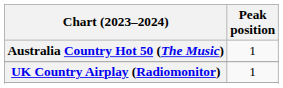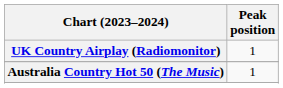rows swapped: (116, 51) <-> (116, 72)
